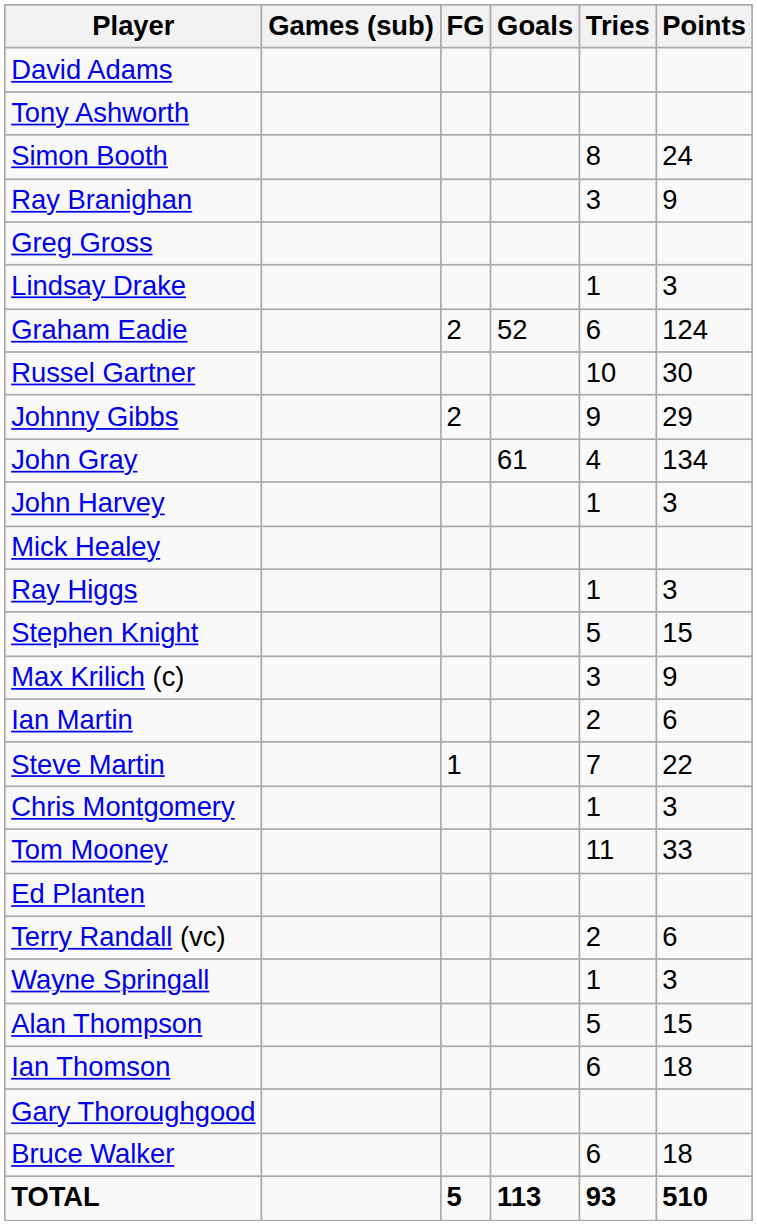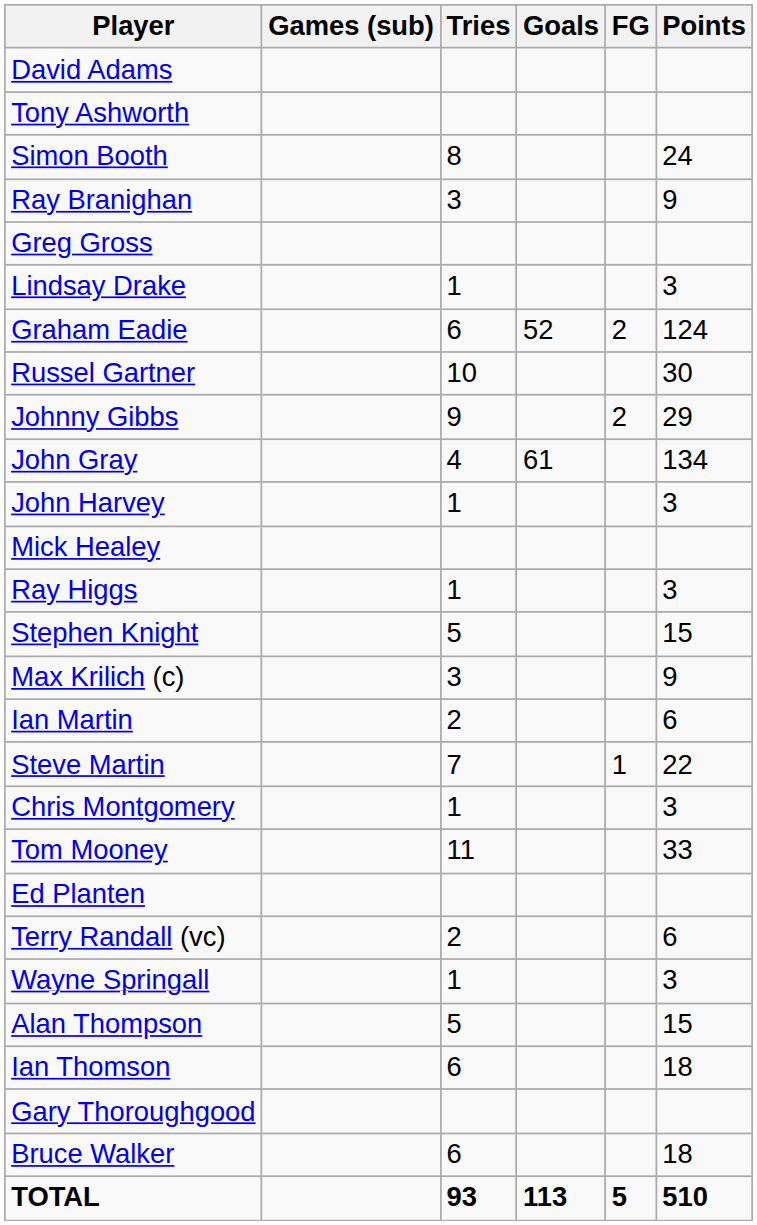columns swapped: (618, 26) <-> (466, 26)
